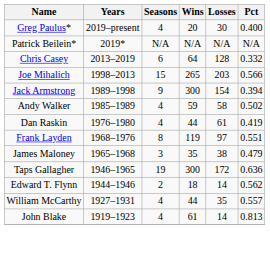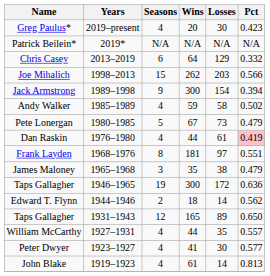(251, 28) 0.400 -> (251, 28) 0.423
(222, 59) 128 -> (222, 59) 129
(193, 75) 265 -> (193, 75) 262
+ row: (44, 122)
(251, 122) no background -> (251, 138) pink background
(193, 138) 119 -> (193, 153) 181
+ row: (44, 216)
+ row: (44, 248)
